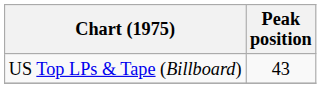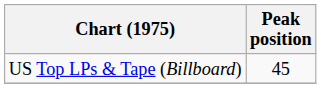(281, 68) 43 -> (281, 68) 45
